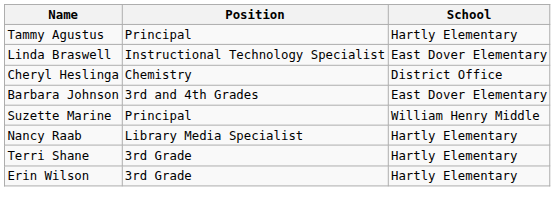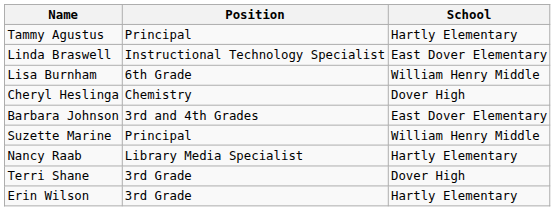+ row: (52, 75)
(447, 75) District Office -> (428, 95) Dover High
(454, 155) Hartly Elementary -> (428, 176) Dover High
